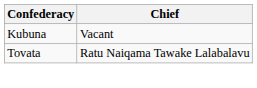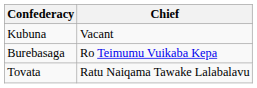+ row: (36, 53)
